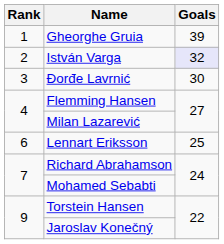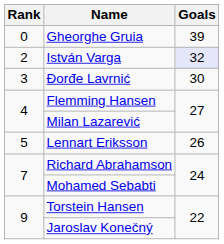(24, 36) 1 -> (24, 36) 0
(24, 143) 6 -> (24, 143) 5
(197, 143) 25 -> (197, 143) 26
